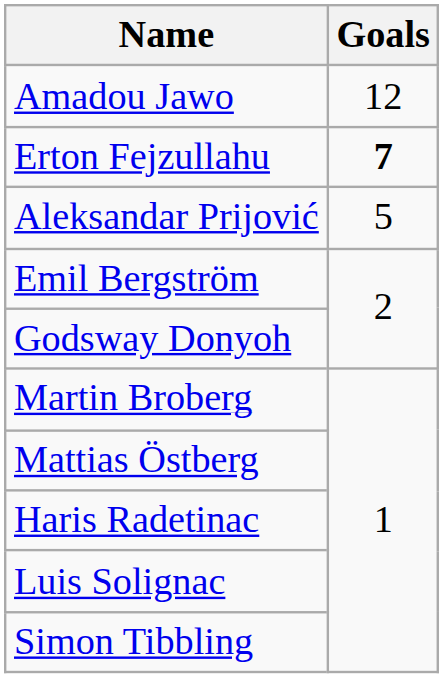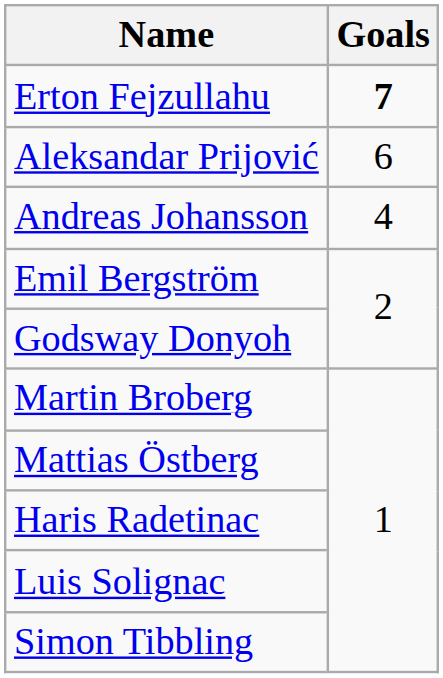- row: (124, 95)
(383, 216) 5 -> (383, 156) 6
+ row: (161, 216)
